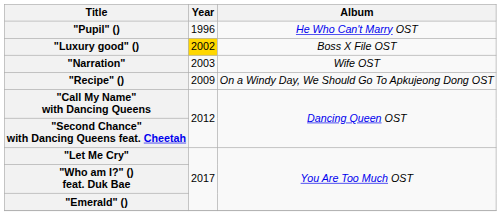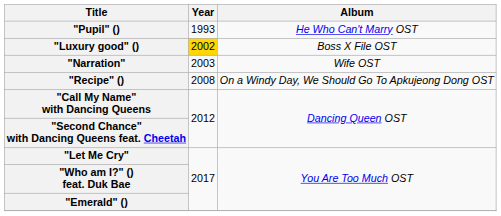(203, 30) 1996 -> (203, 30) 1993
(203, 81) 2009 -> (203, 81) 2008
